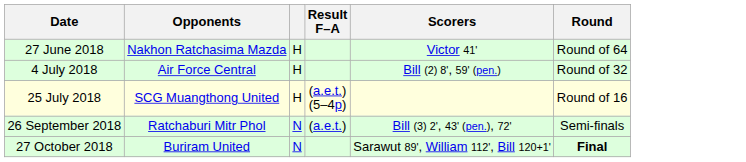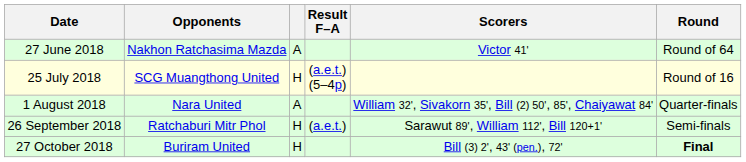(297, 49) H -> (297, 49) A
- row: (64, 70)
+ row: (64, 105)
(297, 126) N -> (297, 126) H
(452, 126) Bill (3) 2', 43' (pen.), 72' -> (503, 126) Sarawut 89', William 112', Bill 120+1'
(297, 146) N -> (297, 146) H
(452, 146) Sarawut 89', William 112', Bill 120+1' -> (503, 146) Bill (3) 2', 43' (pen.), 72'
